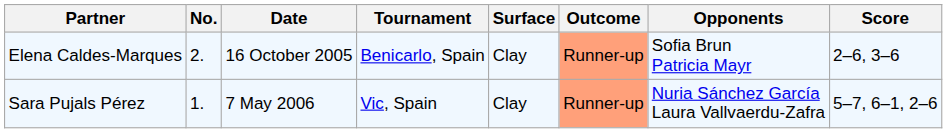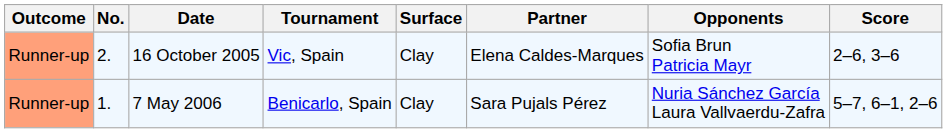columns swapped: (604, 17) <-> (95, 17)
(423, 55) Benicarlo, Spain -> (306, 55) Vic, Spain
(399, 102) Vic, Spain -> (330, 102) Benicarlo, Spain
